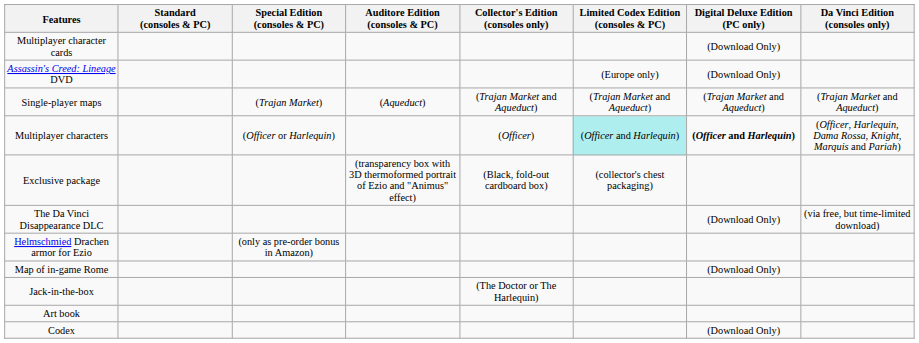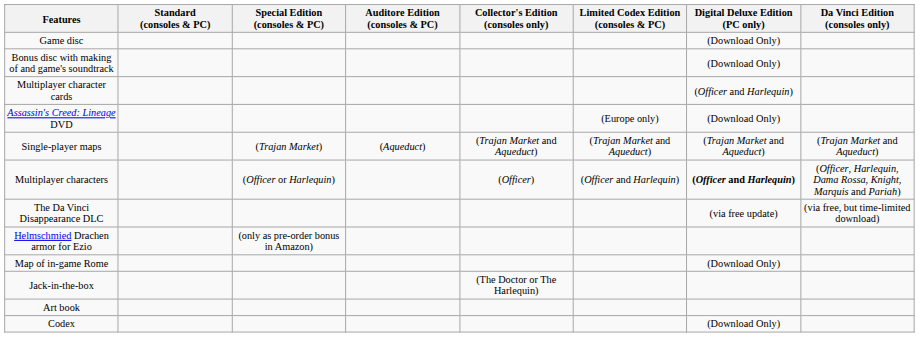+ row: (62, 41)
+ row: (62, 63)
(744, 46) (Download Only) -> (744, 91) (Officer and Harlequin)
(630, 135) paleturquoise background -> (630, 180) no background
- row: (62, 180)
(744, 219) (Download Only) -> (744, 213) (via free update)
